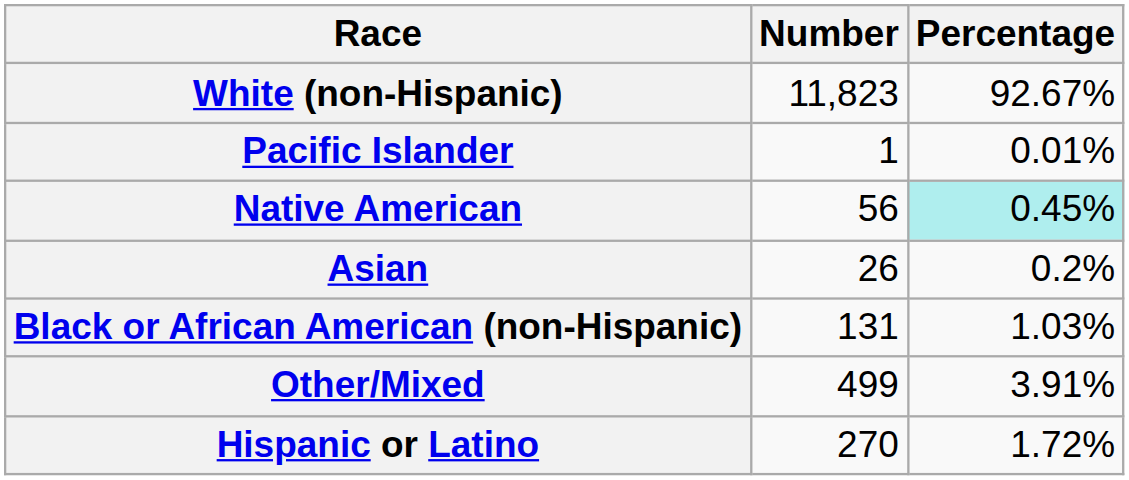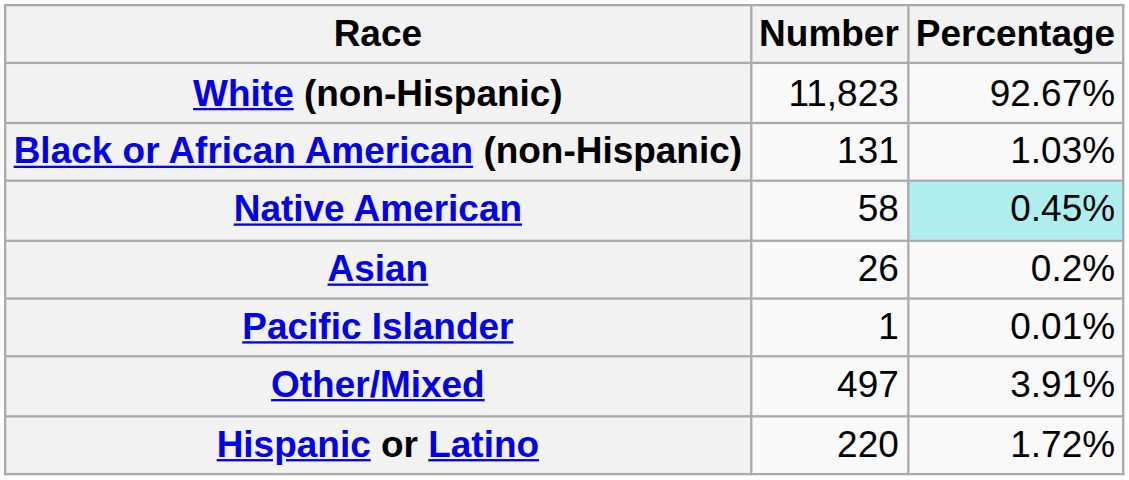rows swapped: (378, 326) <-> (378, 151)
(878, 209) 56 -> (878, 209) 58
(868, 385) 499 -> (868, 385) 497
(868, 444) 270 -> (868, 444) 220
